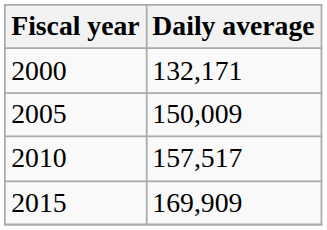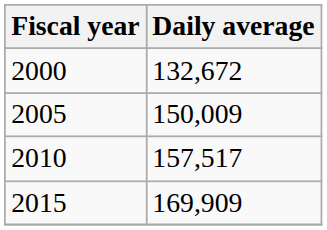(197, 70) 132,171 -> (197, 70) 132,672
